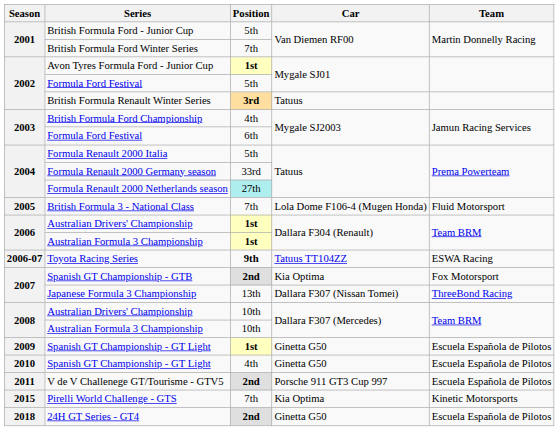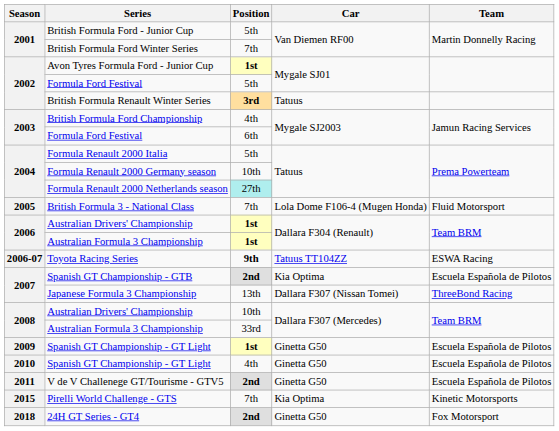(251, 171) 33rd -> (251, 171) 10th
(465, 276) Fox Motorsport -> (492, 276) Escuela Española de Pilotos
(251, 329) 10th -> (251, 329) 33rd
(331, 381) Porsche 911 GT3 Cup 997 -> (301, 381) Ginetta G50
(492, 416) Escuela Española de Pilotos -> (465, 416) Fox Motorsport
